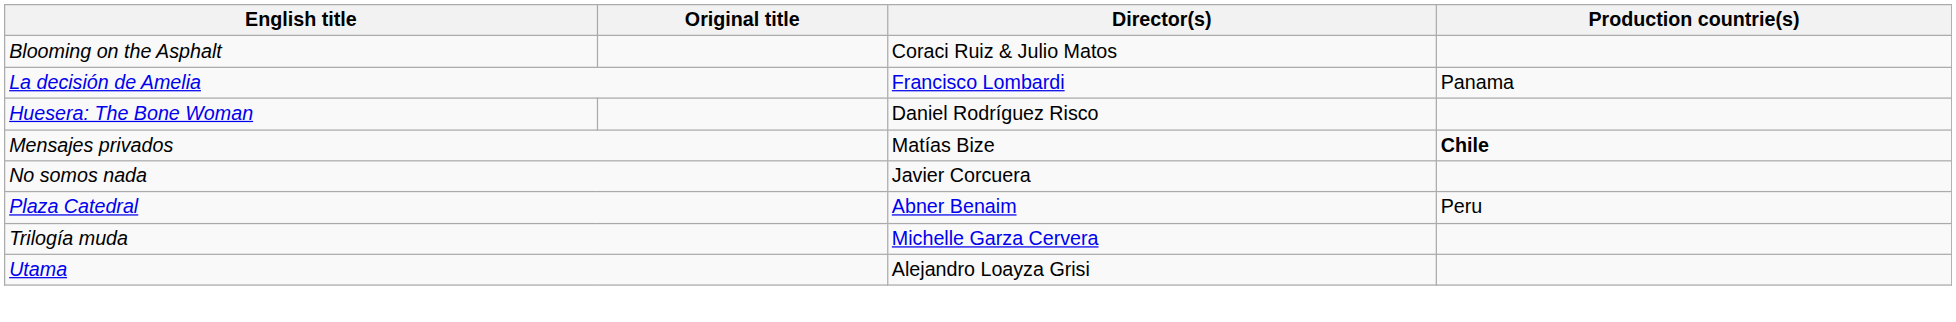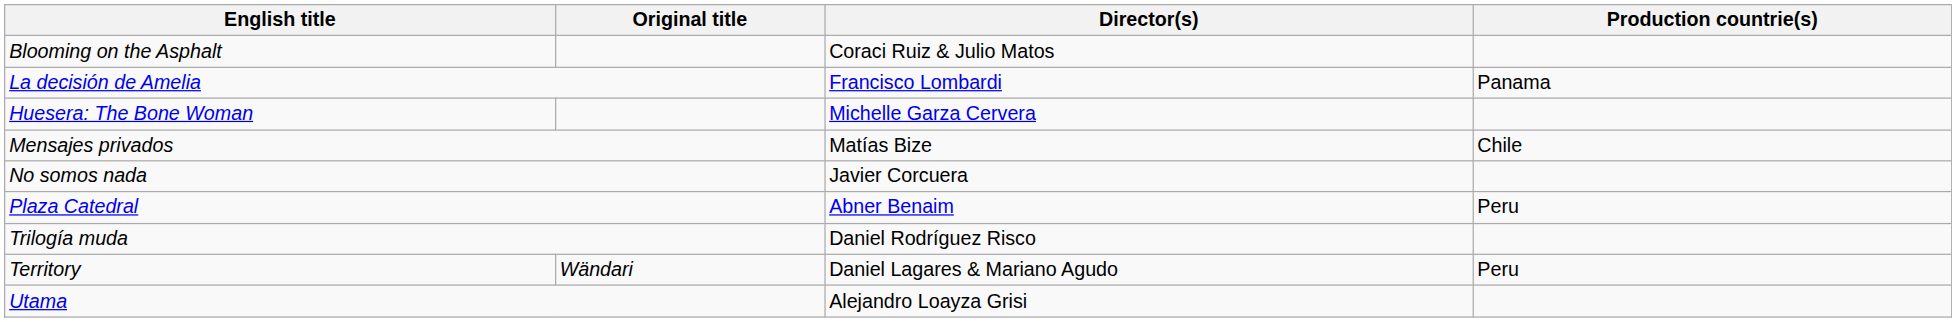(995, 113) Daniel Rodríguez Risco -> (933, 113) Michelle Garza Cervera
(1465, 144) bold -> (1500, 144) normal
(995, 238) Michelle Garza Cervera -> (933, 238) Daniel Rodríguez Risco
+ row: (45, 269)
